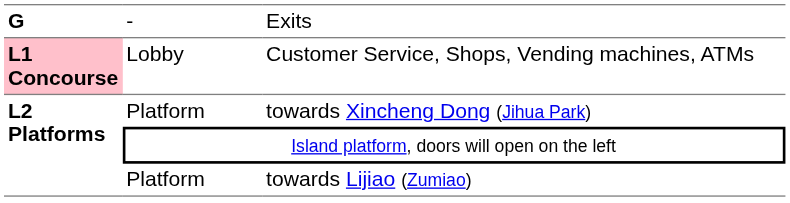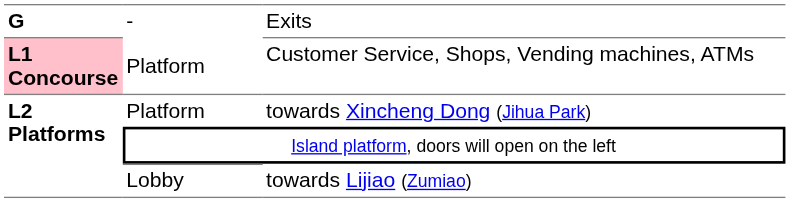(155, 54) Lobby -> (166, 65) Platform
(166, 179) Platform -> (155, 180) Lobby
